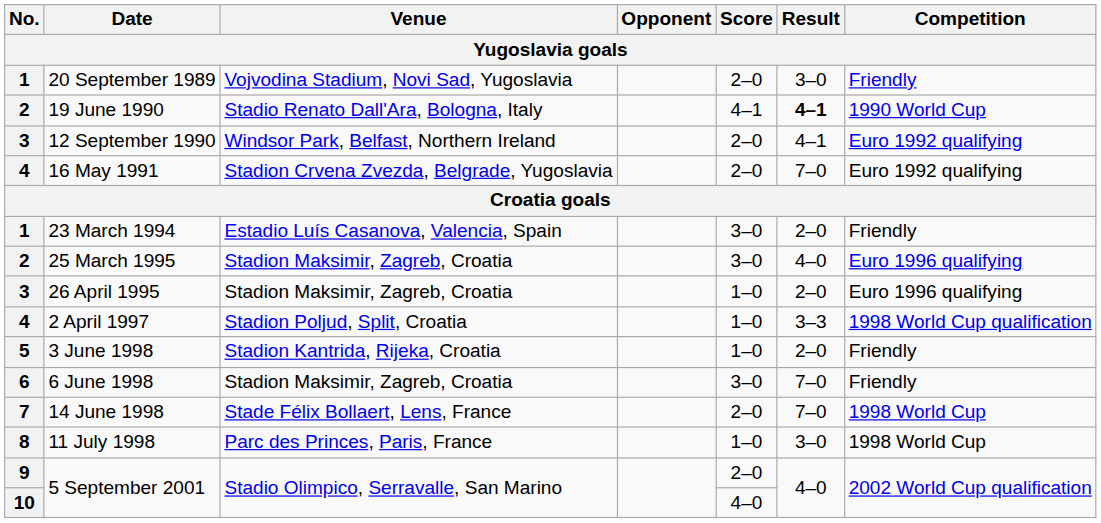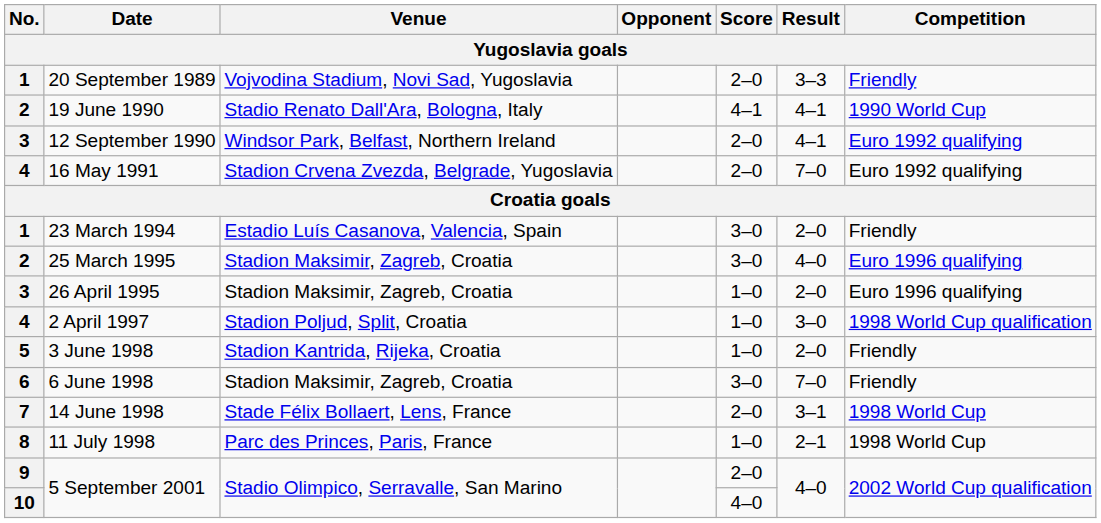(811, 79) 3–0 -> (811, 79) 3–3
(811, 110) bold -> (811, 110) normal
(811, 321) 3–3 -> (811, 321) 3–0
(811, 412) 7–0 -> (811, 412) 3–1
(811, 442) 3–0 -> (811, 442) 2–1
